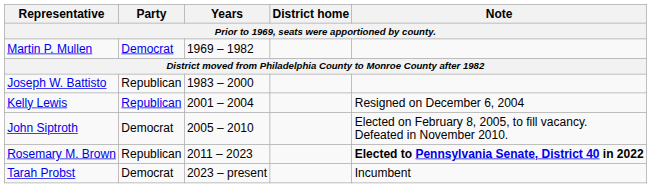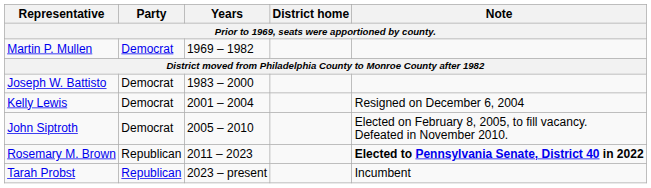(151, 83) Republican -> (147, 83) Democrat
(151, 102) Republican -> (147, 102) Democrat
(147, 173) Democrat -> (151, 173) Republican
